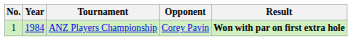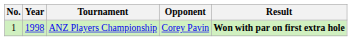(35, 28) 1984 -> (35, 28) 1998
